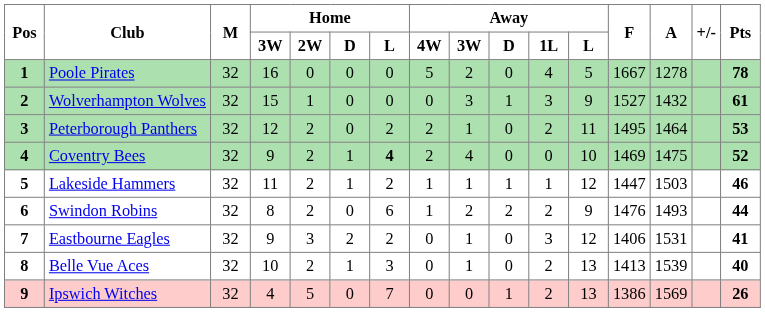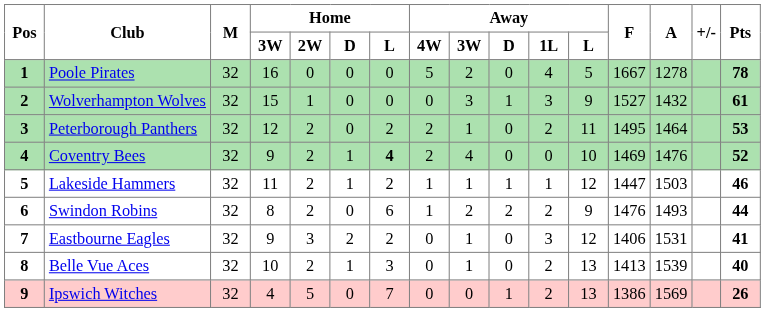(671, 155) 1475 -> (671, 155) 1476
